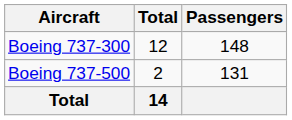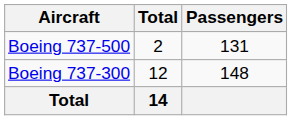rows swapped: (69, 45) <-> (69, 73)
